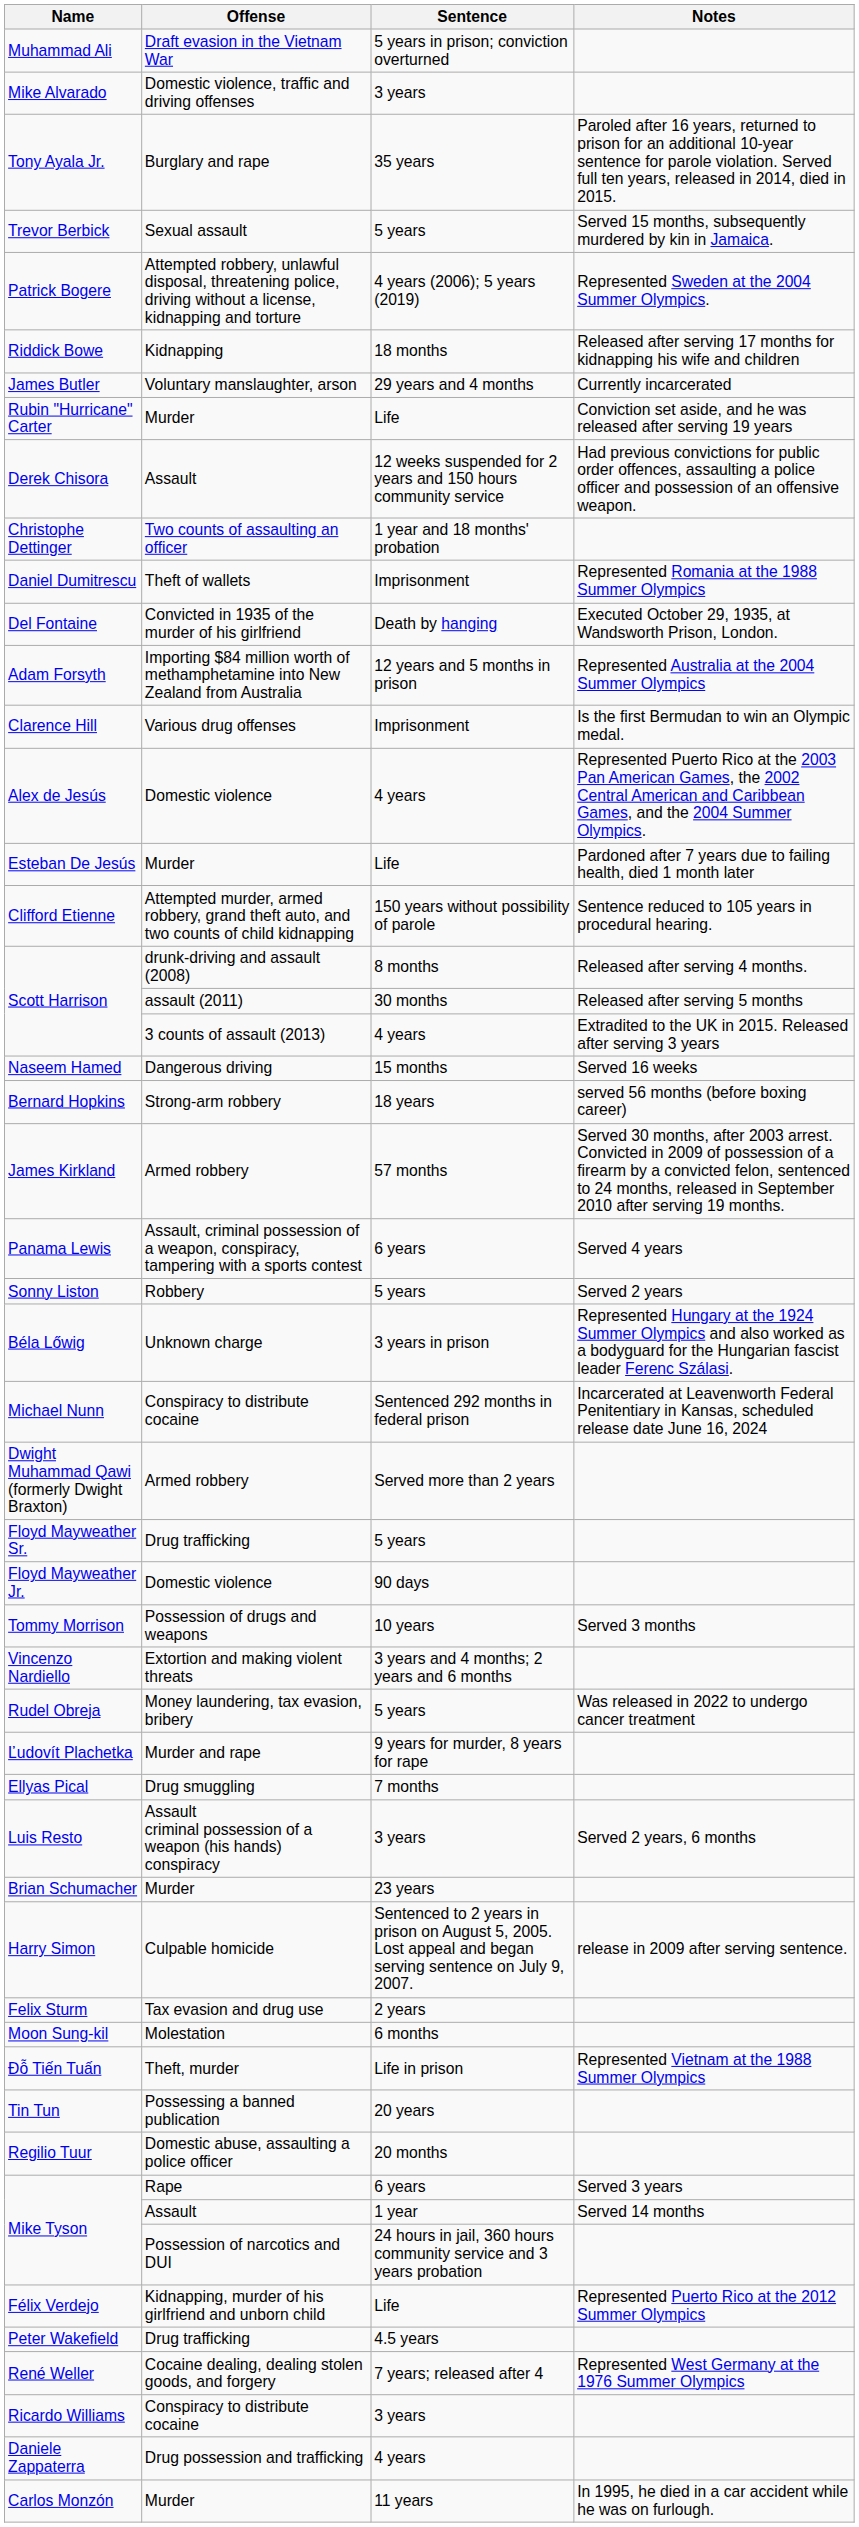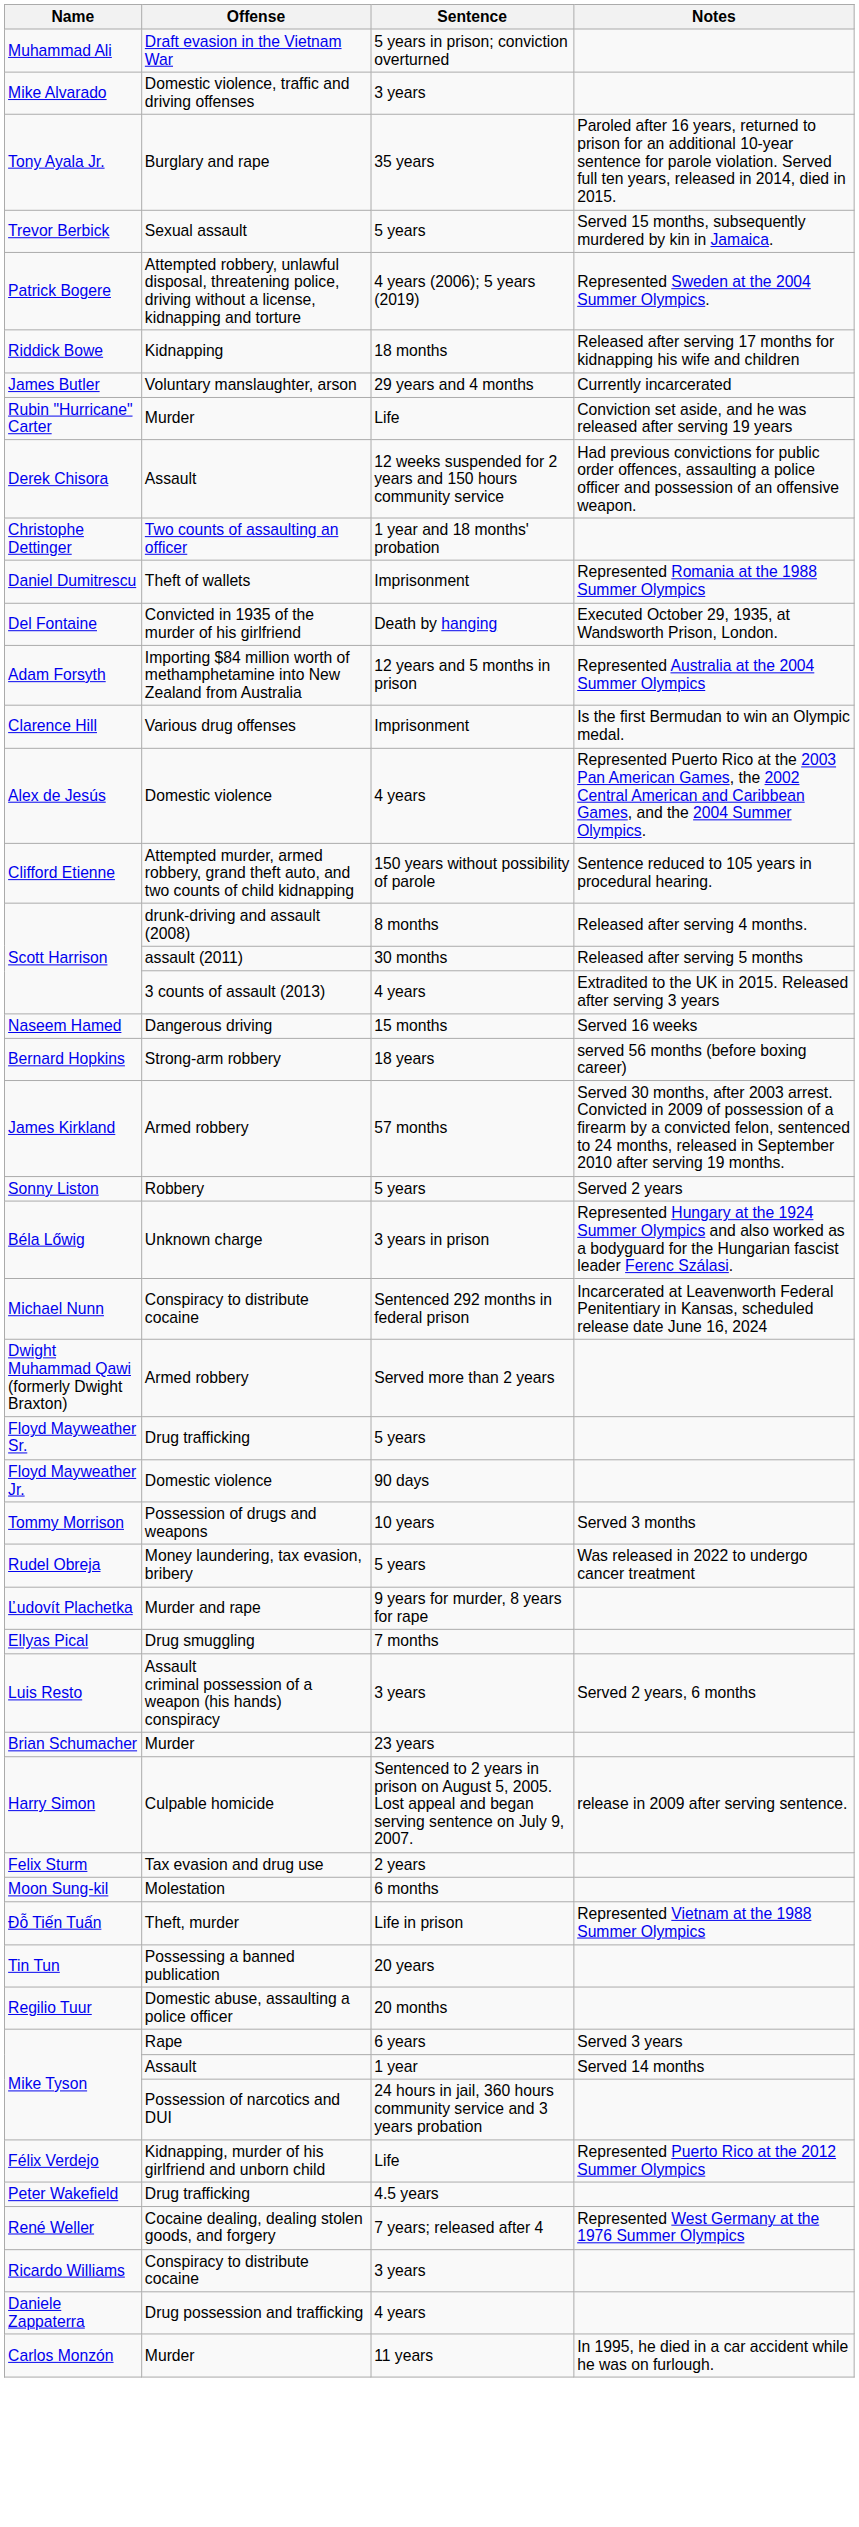- row: (72, 864)
- row: (60, 1248)
- row: (40, 1668)
